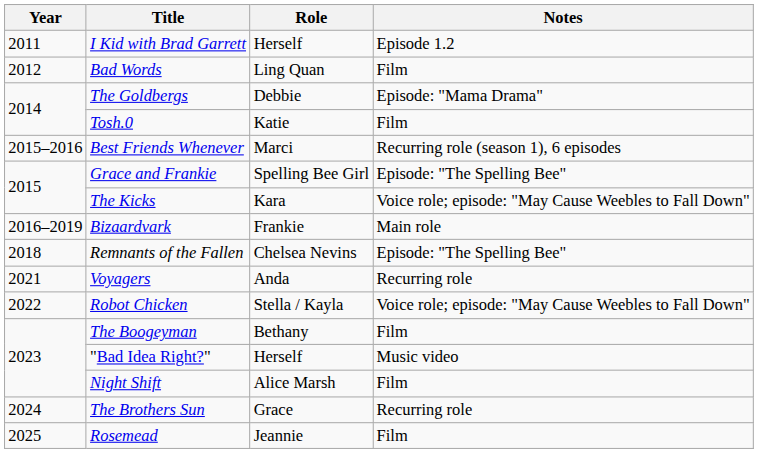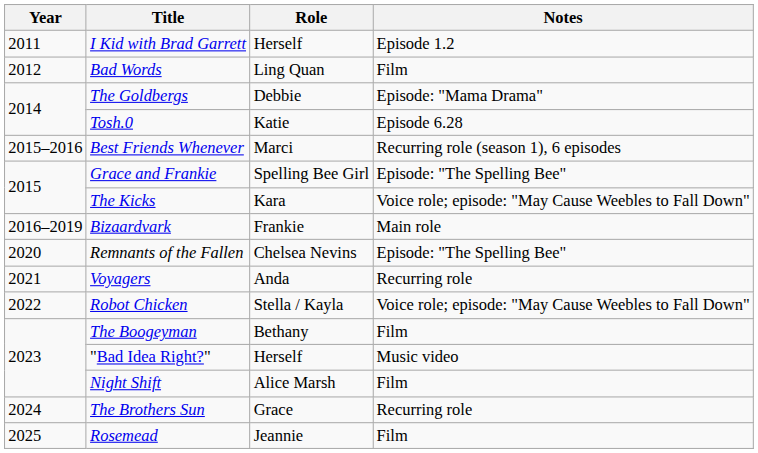(392, 122) Film -> (420, 122) Episode 6.28
(25, 252) 2018 -> (25, 252) 2020
